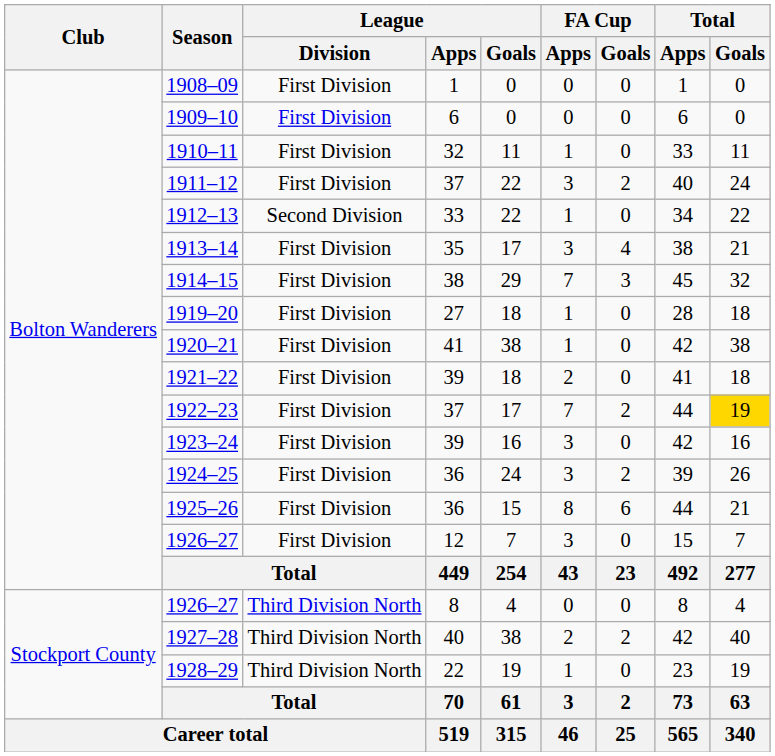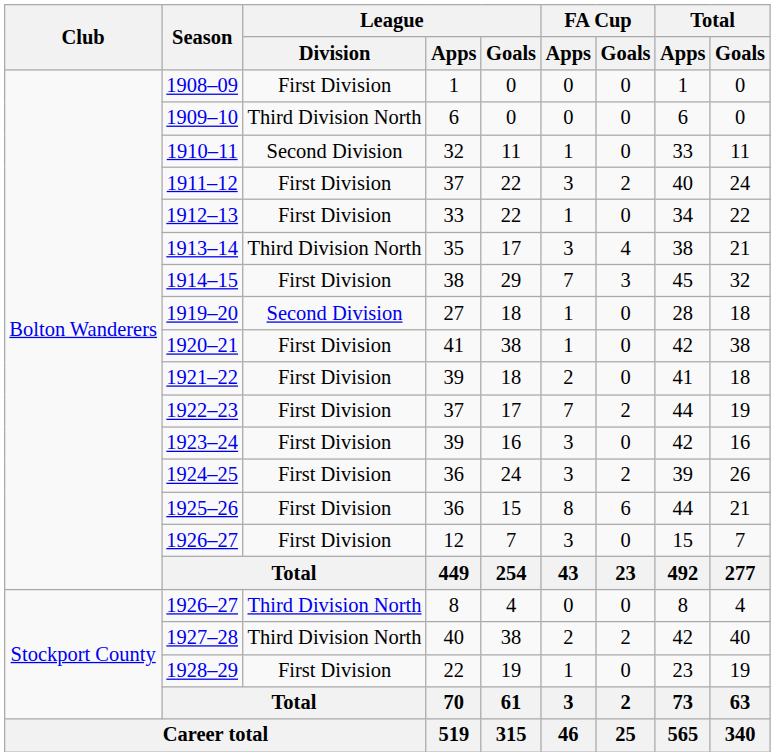(335, 118) First Division -> (335, 118) Third Division North
(335, 150) First Division -> (335, 150) Second Division
(335, 215) Second Division -> (335, 215) First Division
(335, 248) First Division -> (335, 248) Third Division North
(335, 313) First Division -> (335, 313) Second Division
(740, 410) gold background -> (740, 410) no background
(335, 670) Third Division North -> (335, 670) First Division
